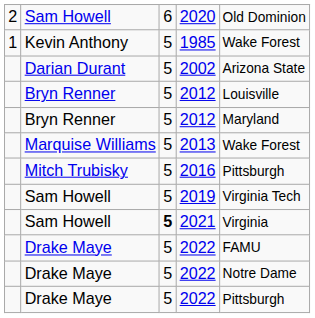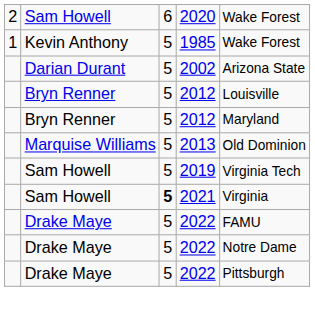(264, 17) Old Dominion -> (261, 17) Wake Forest
(261, 145) Wake Forest -> (264, 145) Old Dominion
- row: (76, 171)
